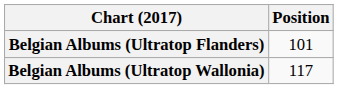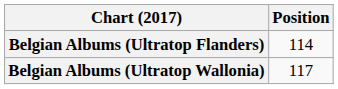(301, 44) 101 -> (301, 44) 114
